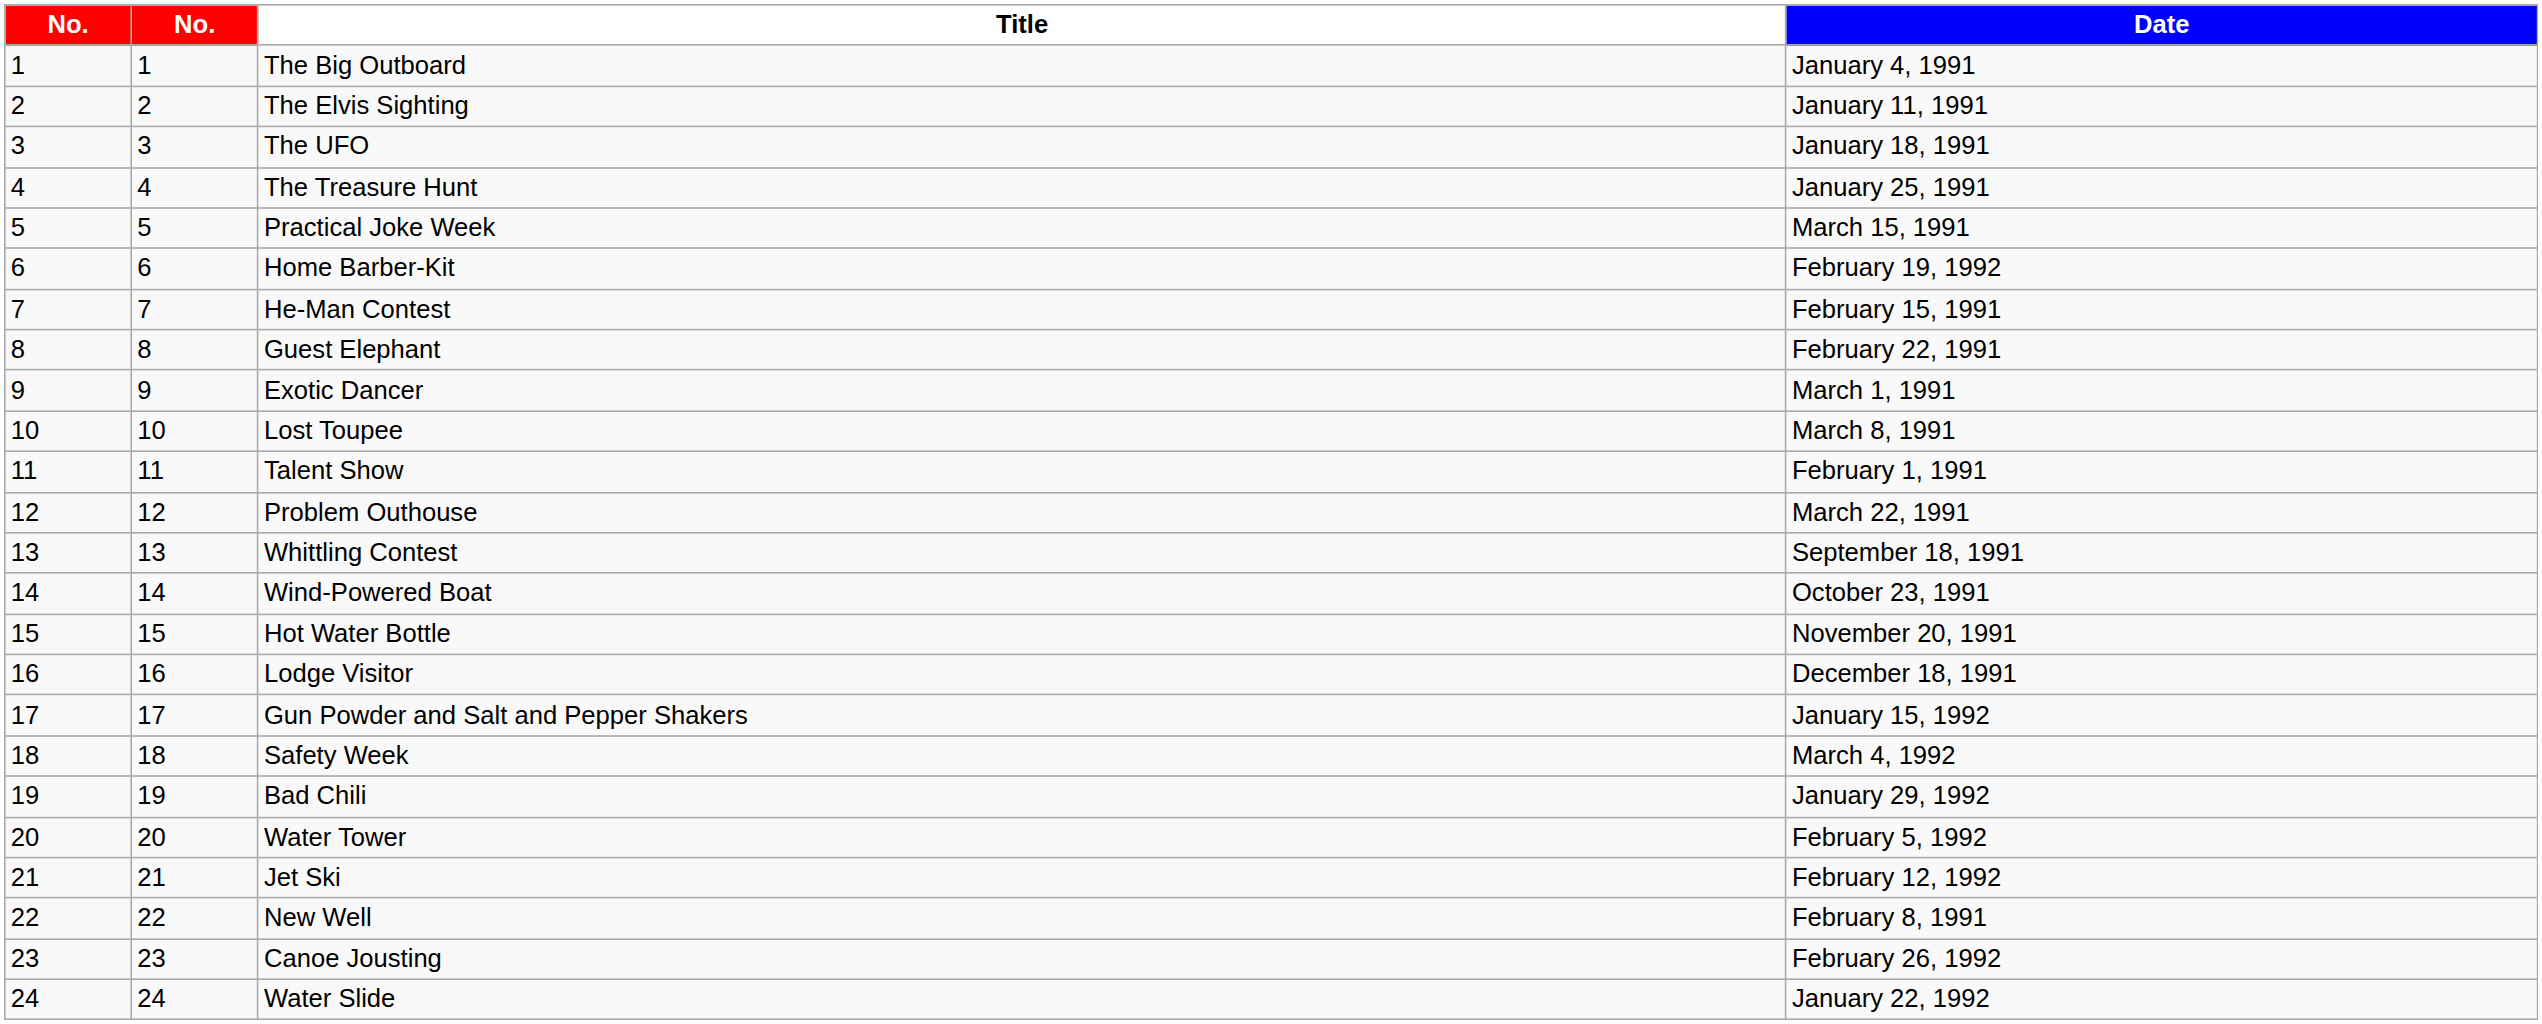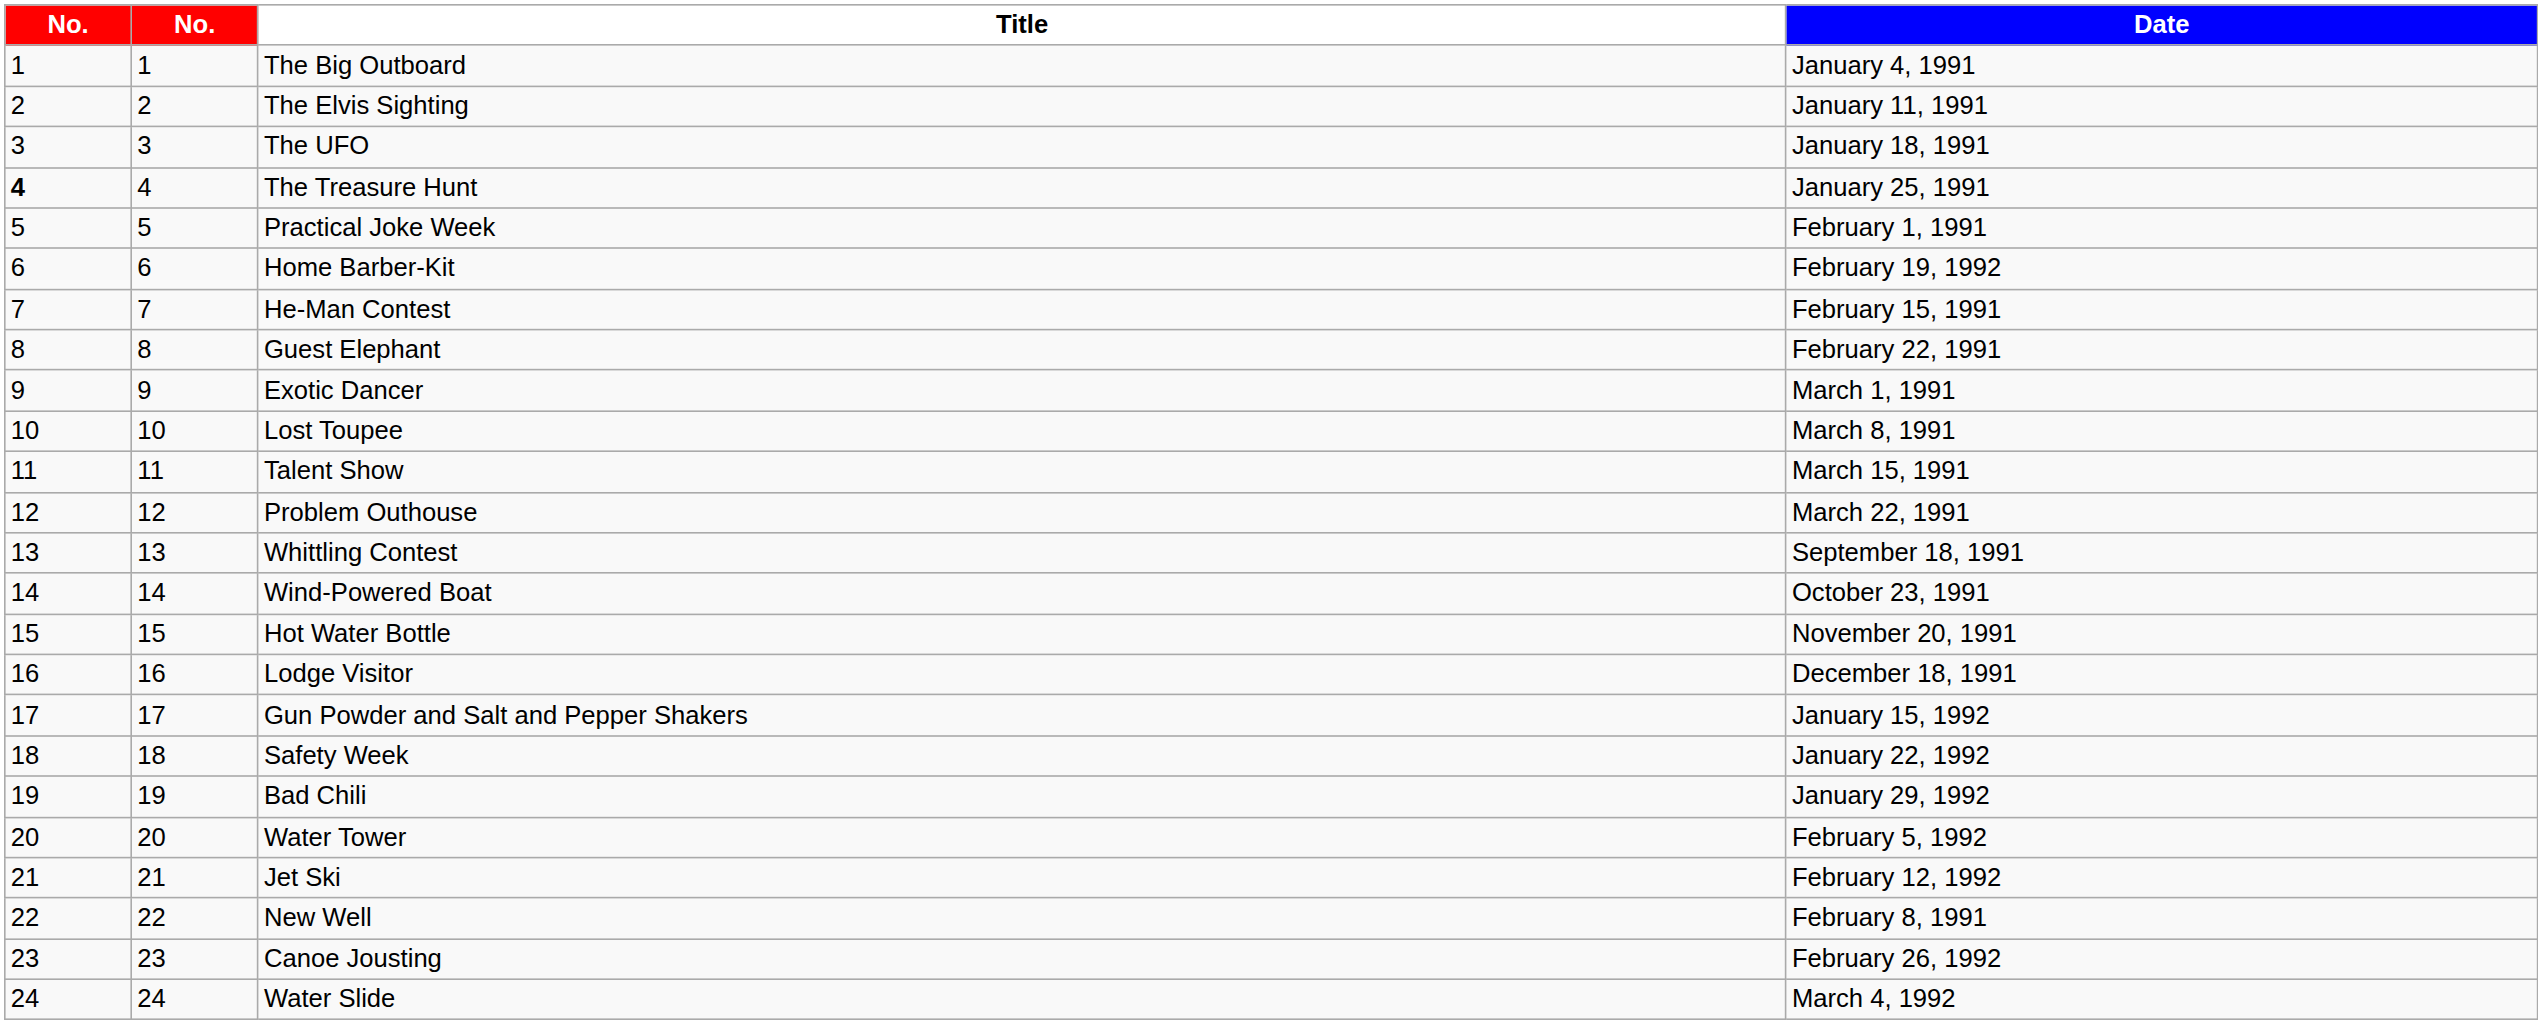(18, 187) normal -> (18, 187) bold
(1881, 227) March 15, 1991 -> (1889, 227) February 1, 1991
(1889, 471) February 1, 1991 -> (1881, 471) March 15, 1991
(1874, 755) March 4, 1992 -> (1891, 755) January 22, 1992
(1891, 999) January 22, 1992 -> (1874, 999) March 4, 1992
